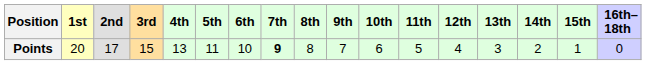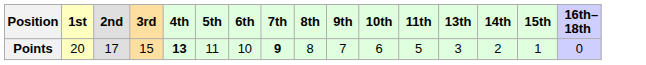- column: (458, 21)
(179, 49) normal -> (179, 49) bold
